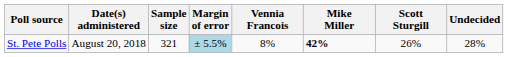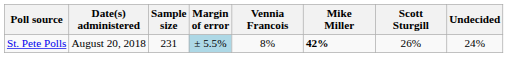(169, 43) 321 -> (169, 43) 231
(475, 43) 28% -> (475, 43) 24%
